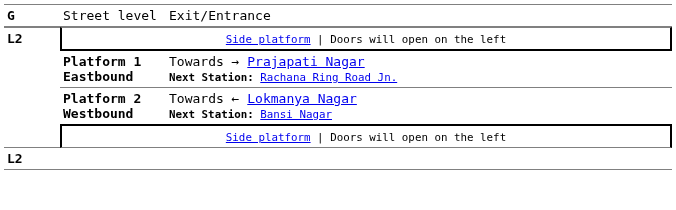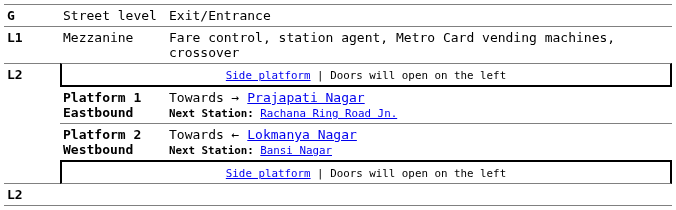+ row: (98, 38)
